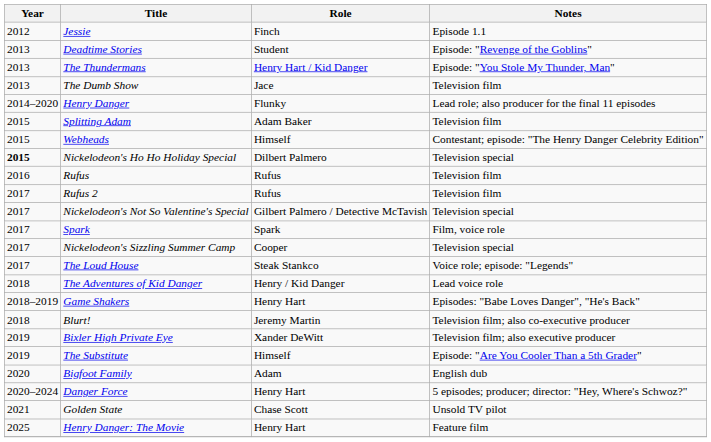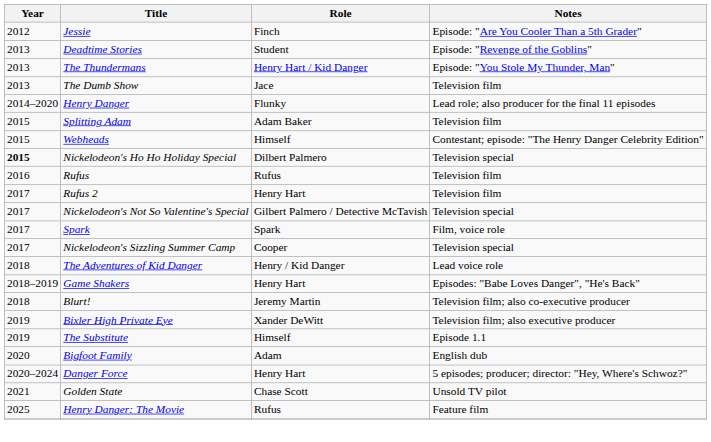(459, 31) Episode 1.1 -> (537, 31) Episode: "Are You Cooler Than a 5th Grader"
(267, 193) Rufus -> (280, 193) Henry Hart
- row: (101, 265)
(537, 355) Episode: "Are You Cooler Than a 5th Grader" -> (459, 337) Episode 1.1
(280, 427) Henry Hart -> (267, 409) Rufus
